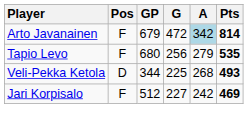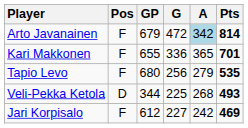+ row: (49, 53)
(150, 93) 512 -> (150, 113) 612
